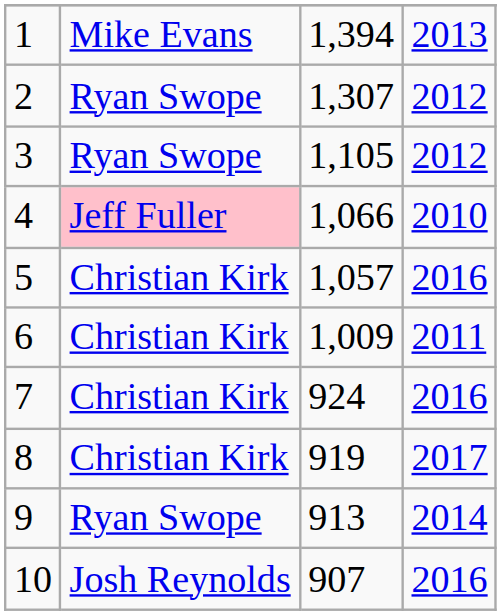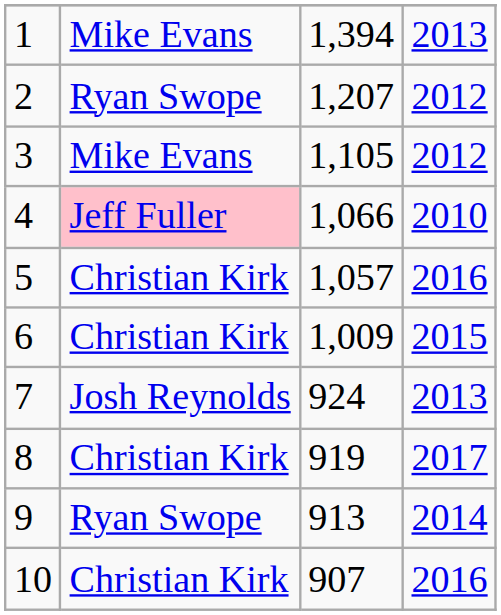(351, 95) 1,307 -> (351, 95) 1,207
(166, 155) Ryan Swope -> (161, 155) Mike Evans
(449, 336) 2011 -> (450, 336) 2015
(179, 397) Christian Kirk -> (180, 397) Josh Reynolds
(450, 397) 2016 -> (450, 397) 2013
(180, 578) Josh Reynolds -> (179, 578) Christian Kirk
